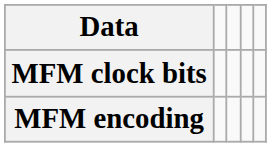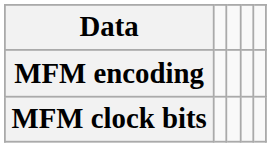rows swapped: (109, 73) <-> (109, 118)
